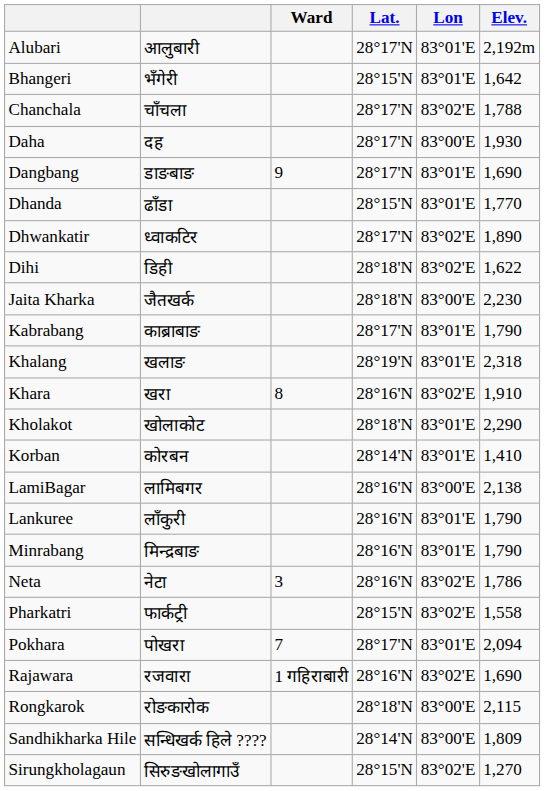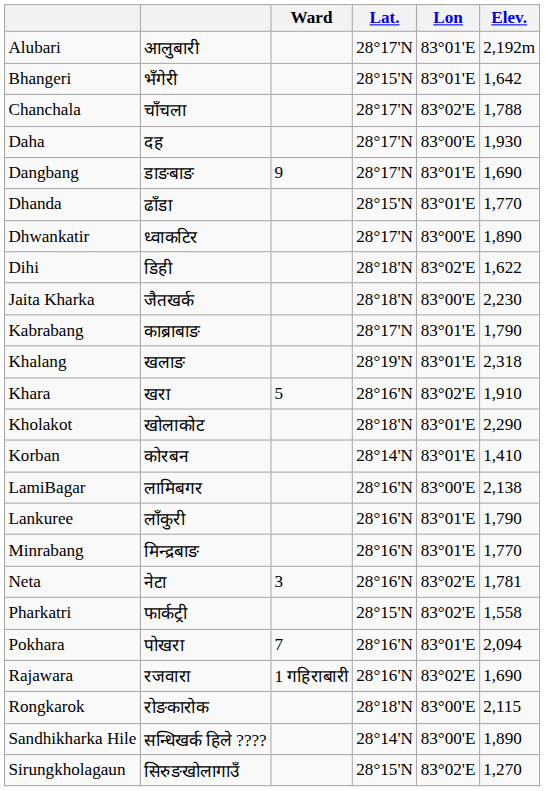(448, 235) 83°02'E -> (448, 235) 83°00'E
(279, 393) 8 -> (279, 393) 5
(503, 550) 1,790 -> (503, 550) 1,770
(503, 581) 1,786 -> (503, 581) 1,781
(385, 644) 28°17'N -> (385, 644) 28°16'N
(503, 738) 1,809 -> (503, 738) 1,890
